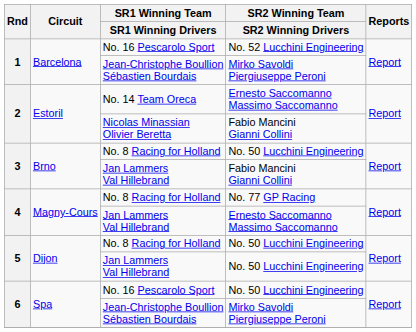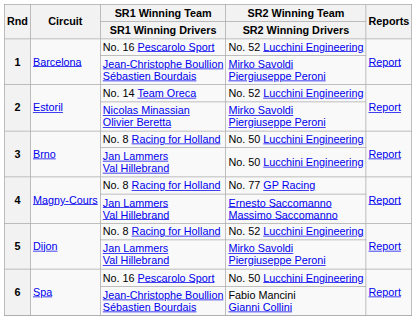(283, 100) Ernesto Saccomanno Massimo Saccomanno -> (296, 94) No. 52 Lucchini Engineering
(262, 129) Fabio Mancini Gianni Collini -> (277, 117) Mirko Savoldi Piergiuseppe Peroni
(262, 175) Fabio Mancini Gianni Collini -> (296, 163) No. 50 Lucchini Engineering
(296, 244) No. 50 Lucchini Engineering -> (296, 232) No. 52 Lucchini Engineering
(296, 267) No. 50 Lucchini Engineering -> (277, 255) Mirko Savoldi Piergiuseppe Peroni
(277, 313) Mirko Savoldi Piergiuseppe Peroni -> (262, 301) Fabio Mancini Gianni Collini
